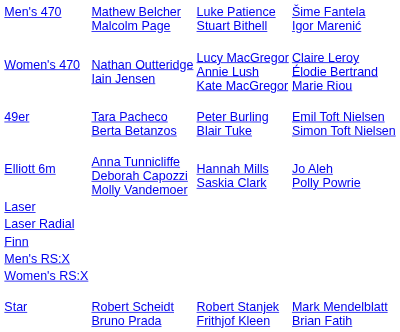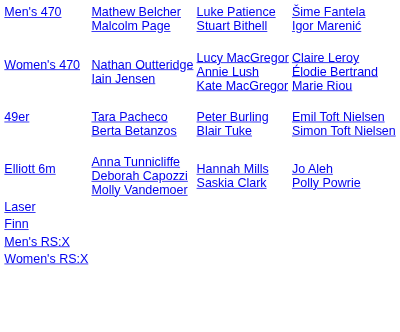- row: (39, 224)
- row: (16, 307)
